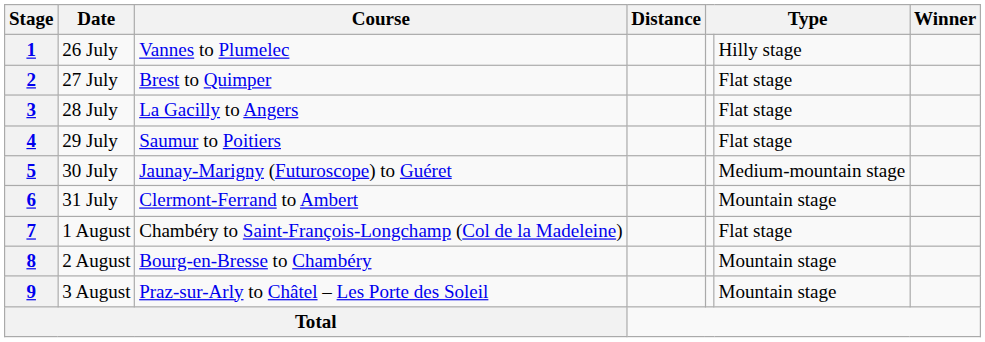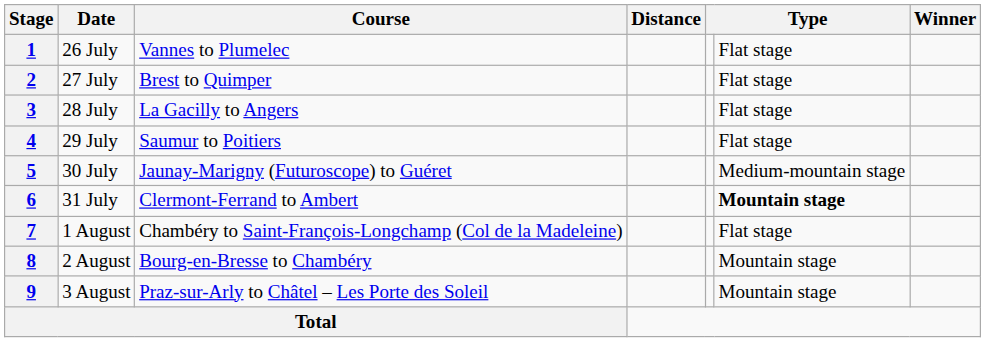(760, 49) Hilly stage -> (755, 49) Flat stage
(778, 200) normal -> (782, 200) bold
